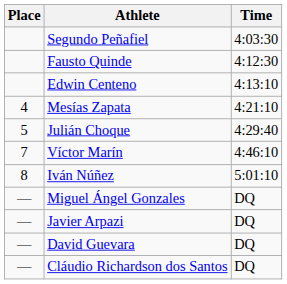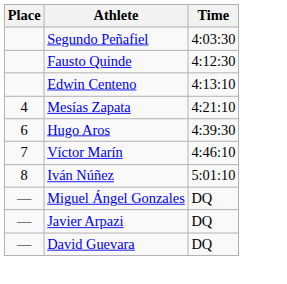- row: (89, 130)
+ row: (79, 130)
- row: (137, 267)
